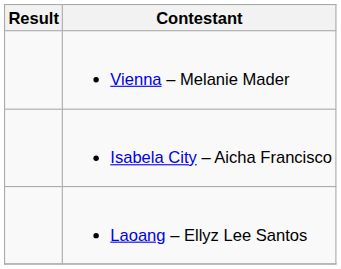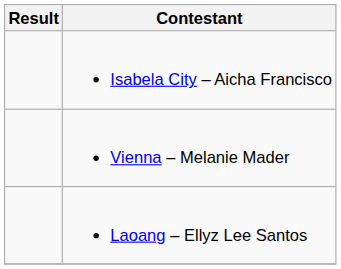rows swapped: (199, 79) <-> (199, 157)
